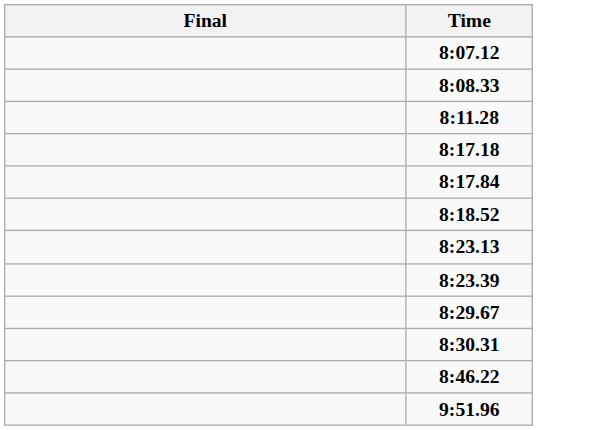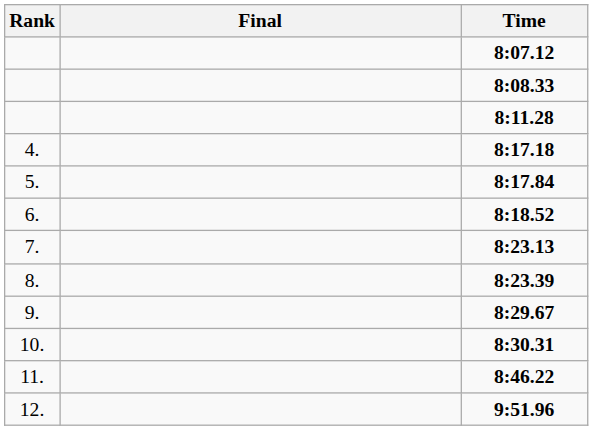+ column: (32, 20)
